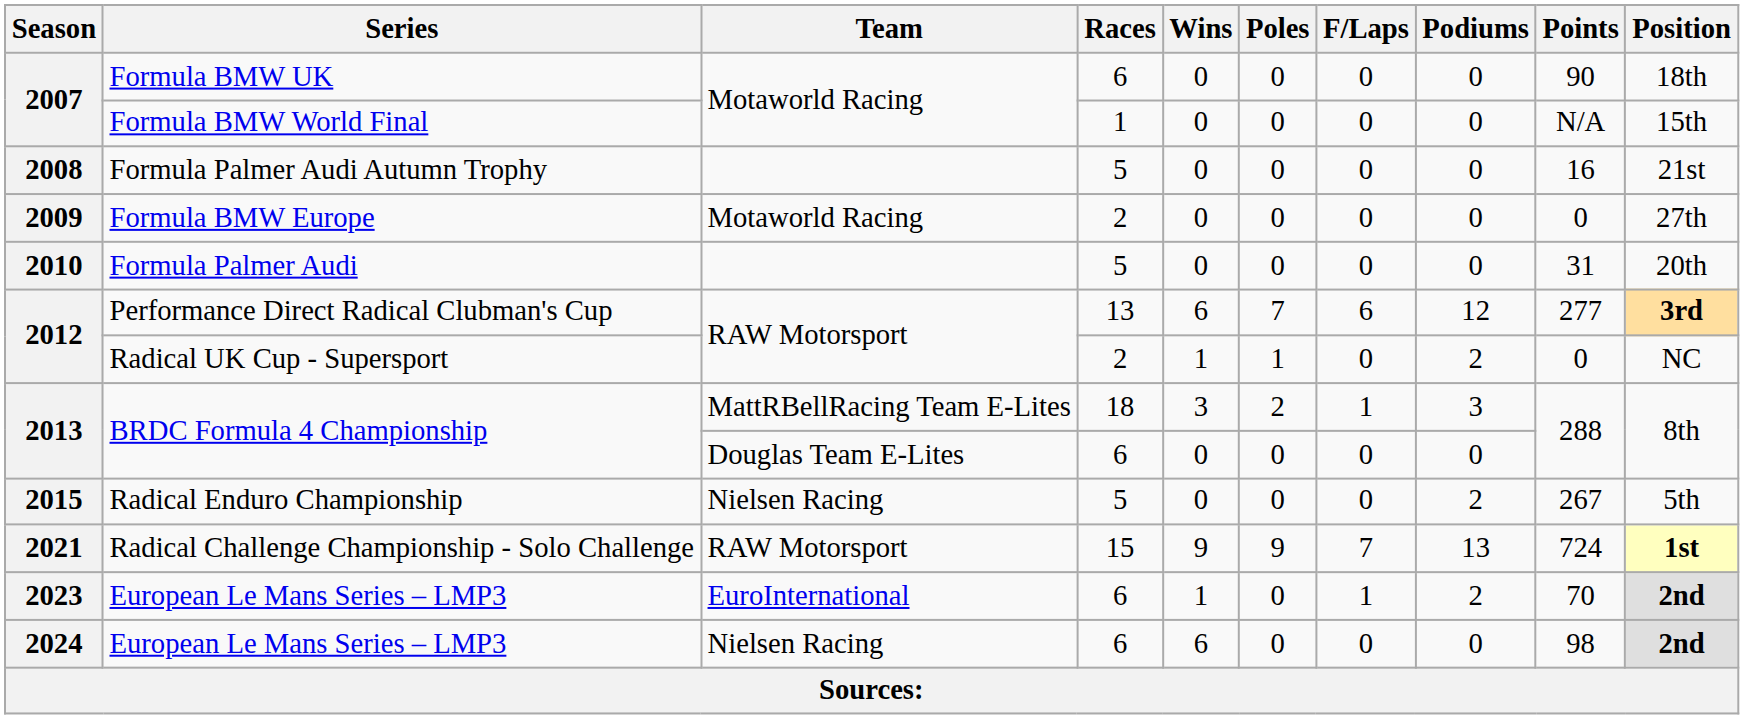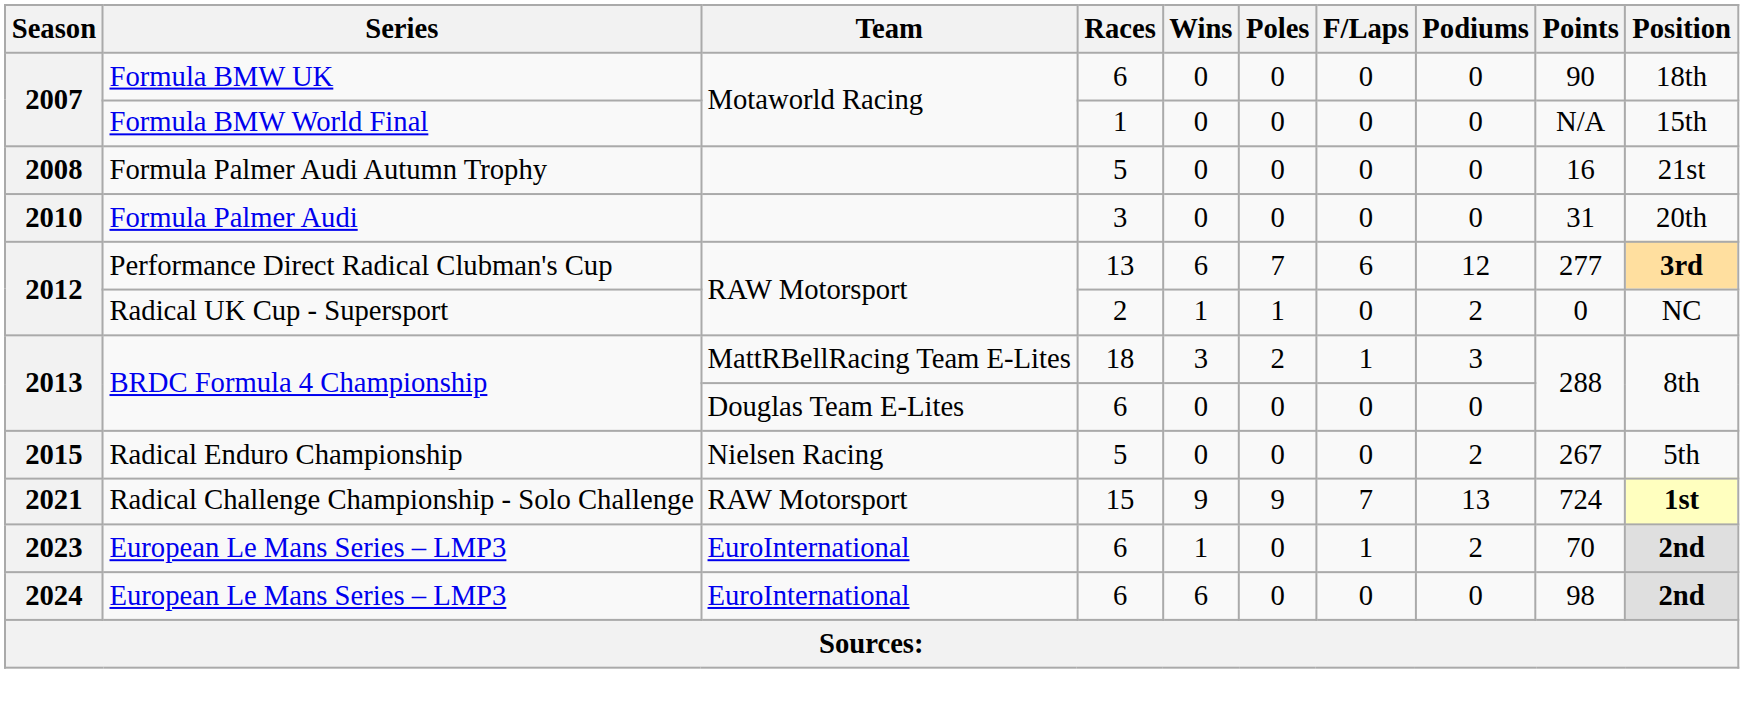- row: (54, 217)
(1120, 264) 5 -> (1120, 217) 3
(795, 642) Nielsen Racing -> (809, 595) EuroInternational
